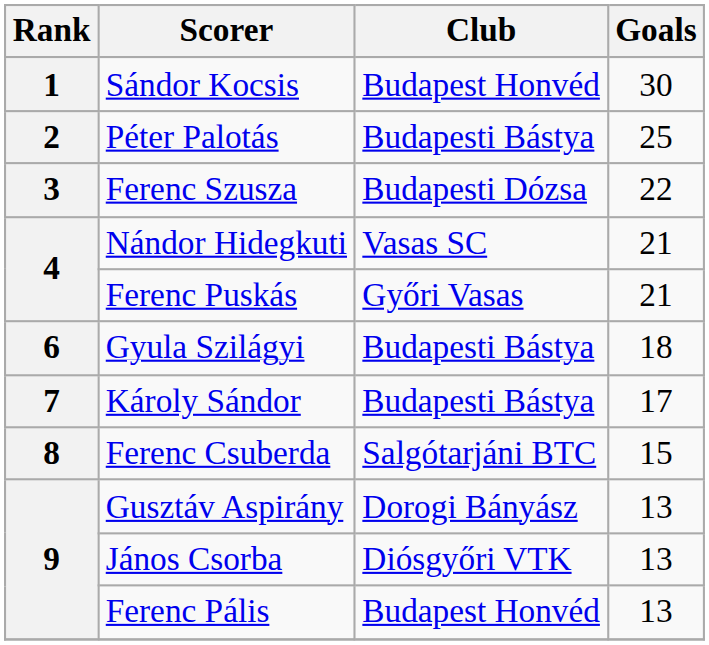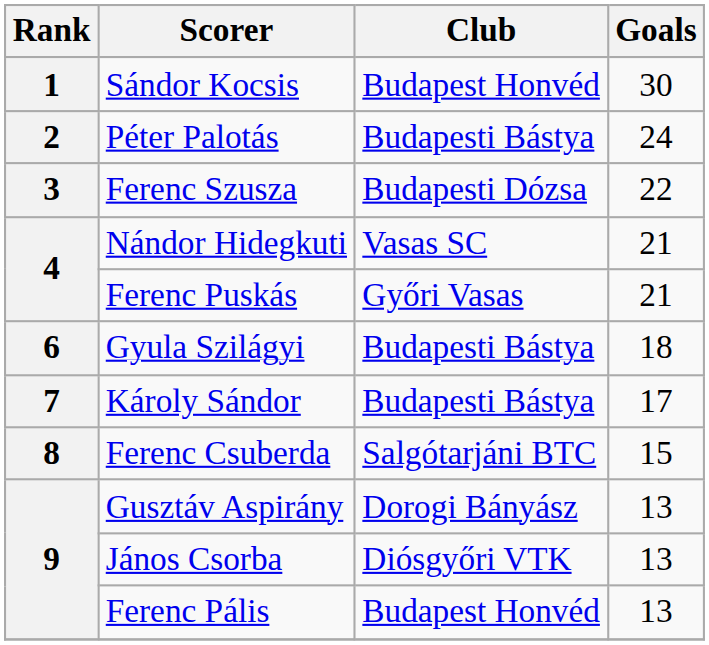(656, 136) 25 -> (656, 136) 24
